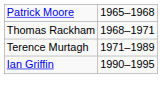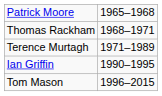+ row: (35, 82)
